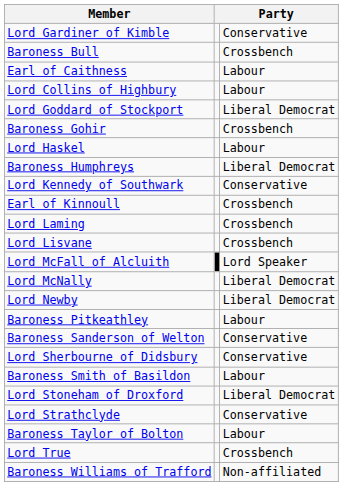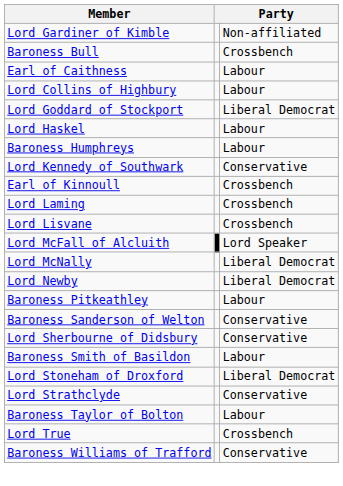(265, 33) Conservative -> (272, 33) Non-affiliated
- row: (57, 128)
(279, 167) Liberal Democrat -> (244, 147) Labour
(272, 472) Non-affiliated -> (265, 453) Conservative
